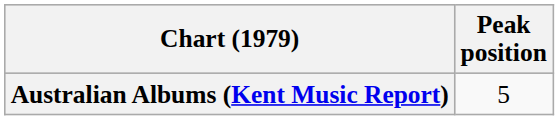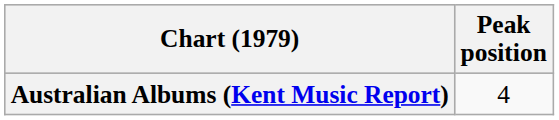(504, 93) 5 -> (504, 93) 4
